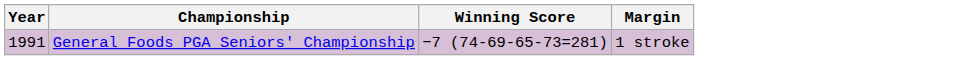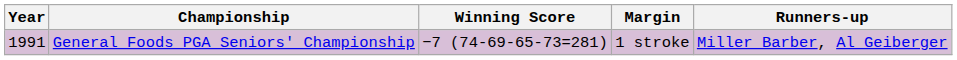+ column: (822, 17)
